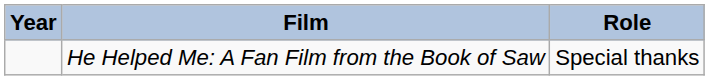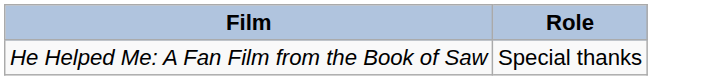- column: (33, 22)
